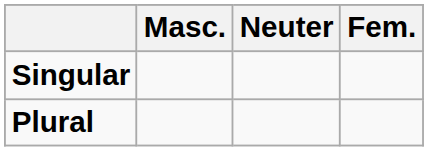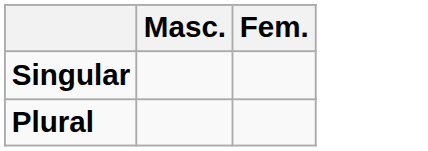- column: (287, 27)
